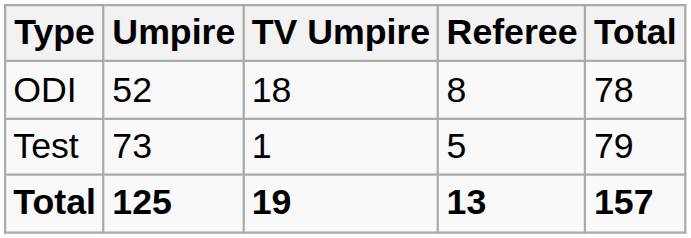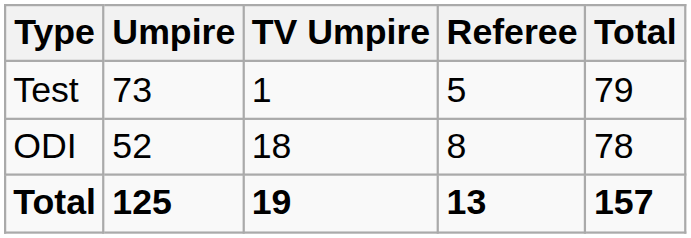rows swapped: (45, 89) <-> (46, 145)
